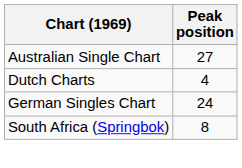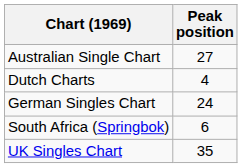(205, 127) 8 -> (205, 127) 6
+ row: (65, 151)
